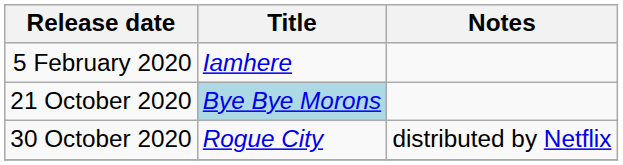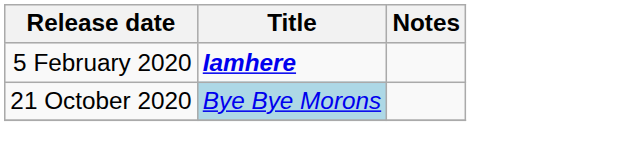(247, 62) normal -> (249, 62) bold
- row: (101, 139)
